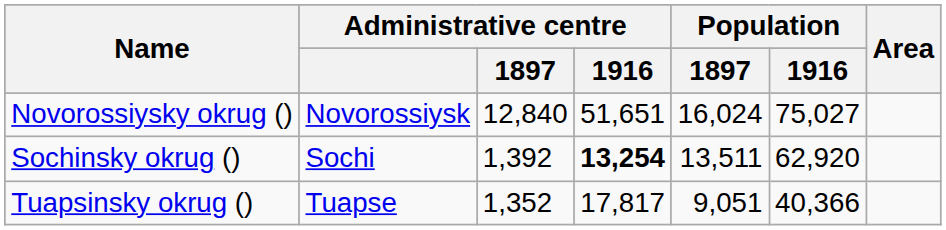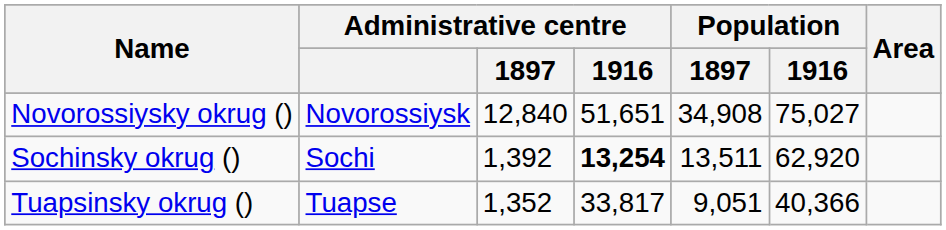(720, 114) 16,024 -> (720, 114) 34,908
(623, 202) 17,817 -> (623, 202) 33,817
